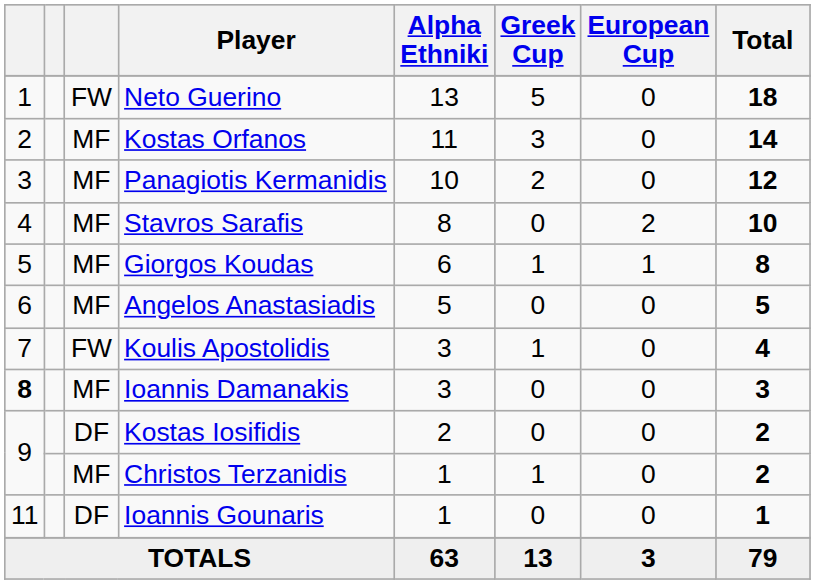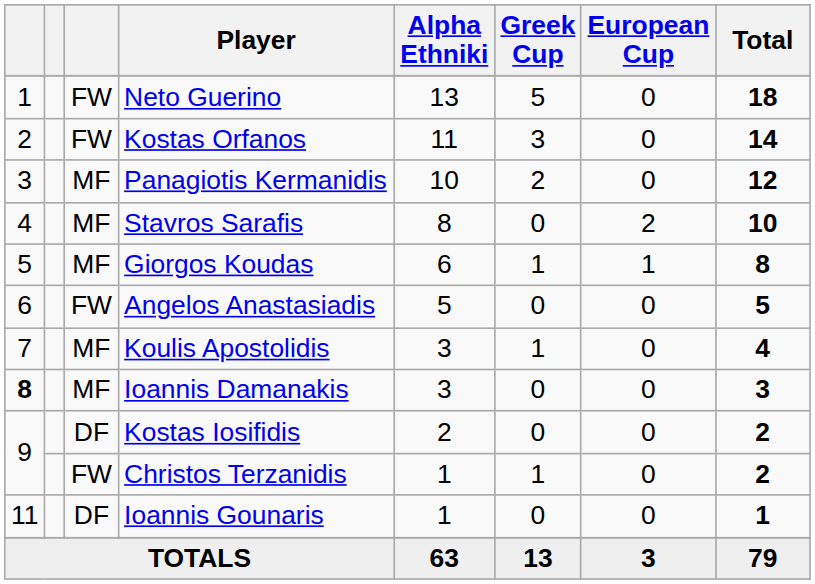(91, 138) MF -> (91, 138) FW
(91, 306) MF -> (91, 306) FW
(91, 348) FW -> (91, 348) MF
(91, 473) MF -> (91, 473) FW
